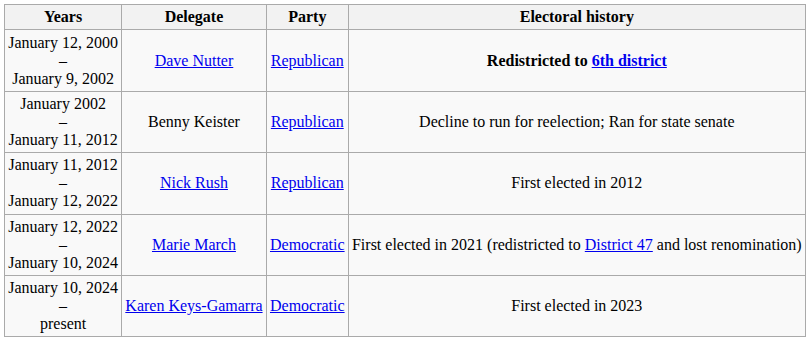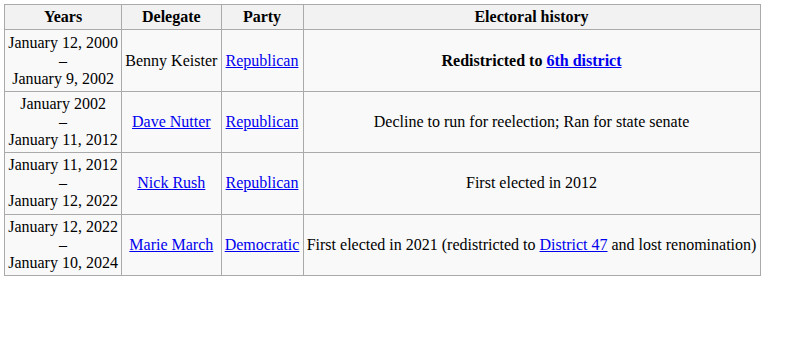(194, 60) Dave Nutter -> (171, 60) Benny Keister
(194, 121) Benny Keister -> (171, 121) Dave Nutter
- row: (63, 306)
